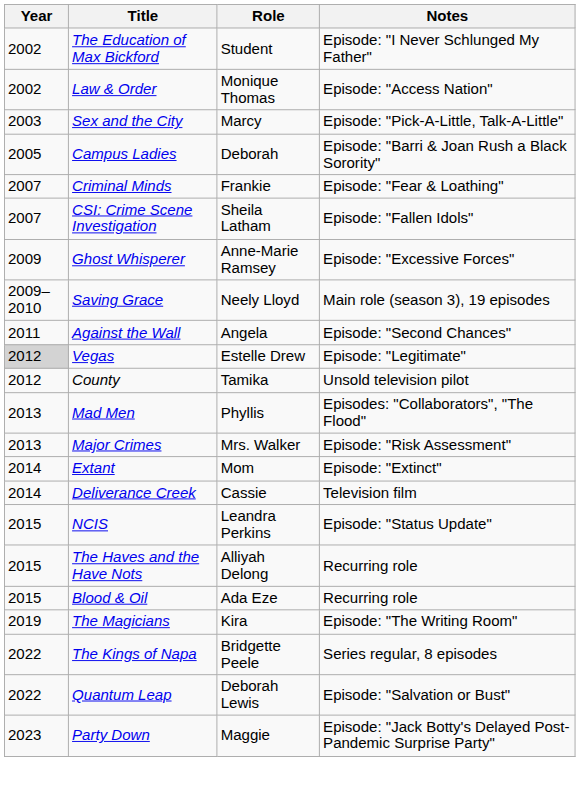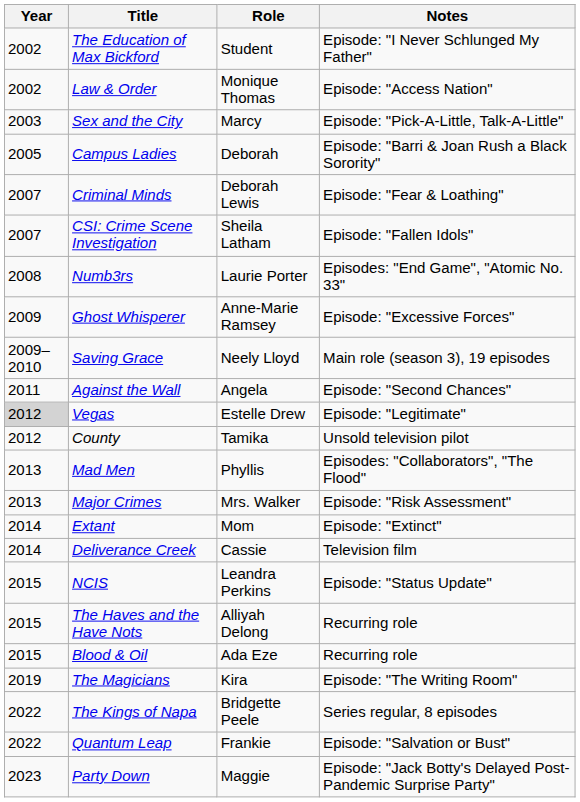(246, 186) Frankie -> (250, 194) Deborah Lewis
+ row: (103, 276)
(250, 694) Deborah Lewis -> (246, 744) Frankie
